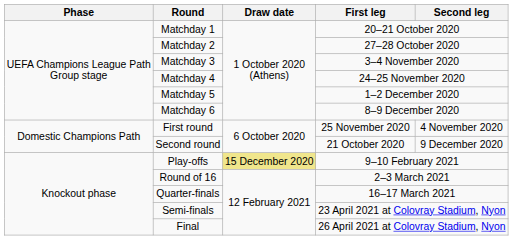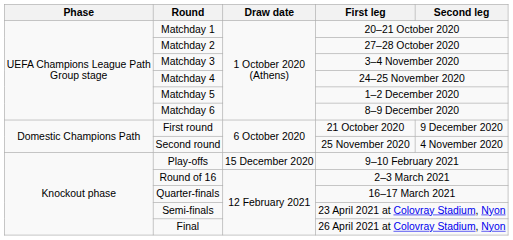(365, 128) 25 November 2020 -> (365, 128) 21 October 2020
(462, 128) 4 November 2020 -> (462, 128) 9 December 2020
(365, 144) 21 October 2020 -> (365, 144) 25 November 2020
(462, 144) 9 December 2020 -> (462, 144) 4 November 2020
(269, 161) khaki background -> (269, 161) no background
